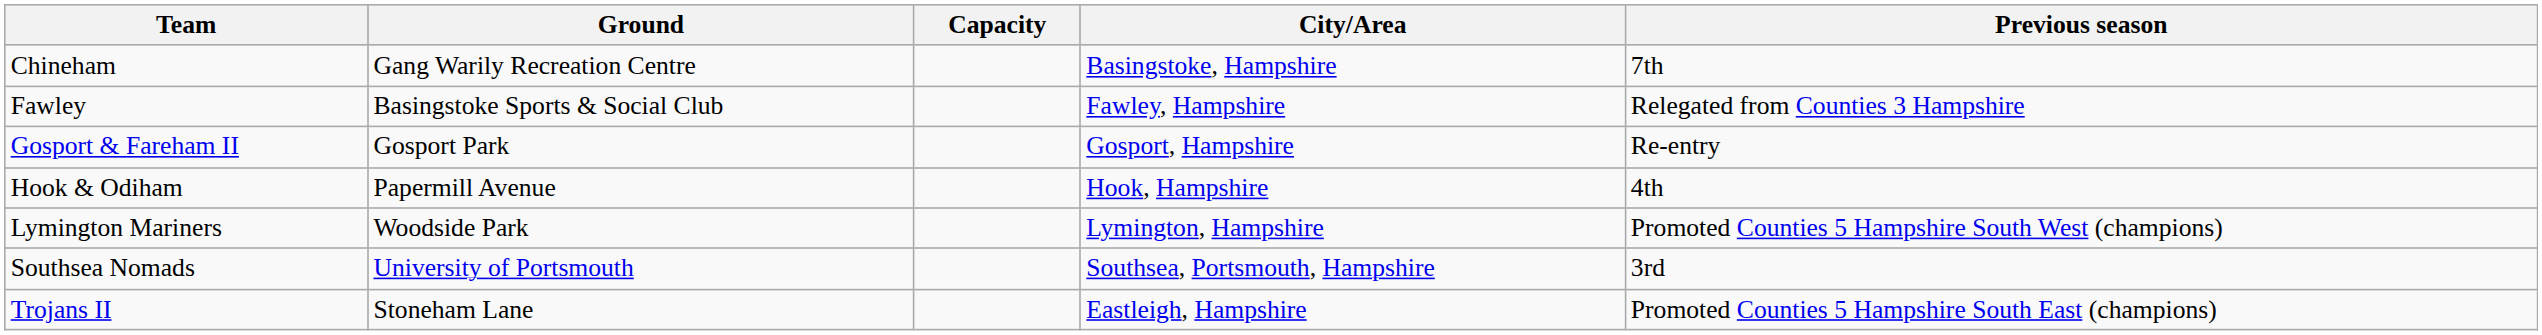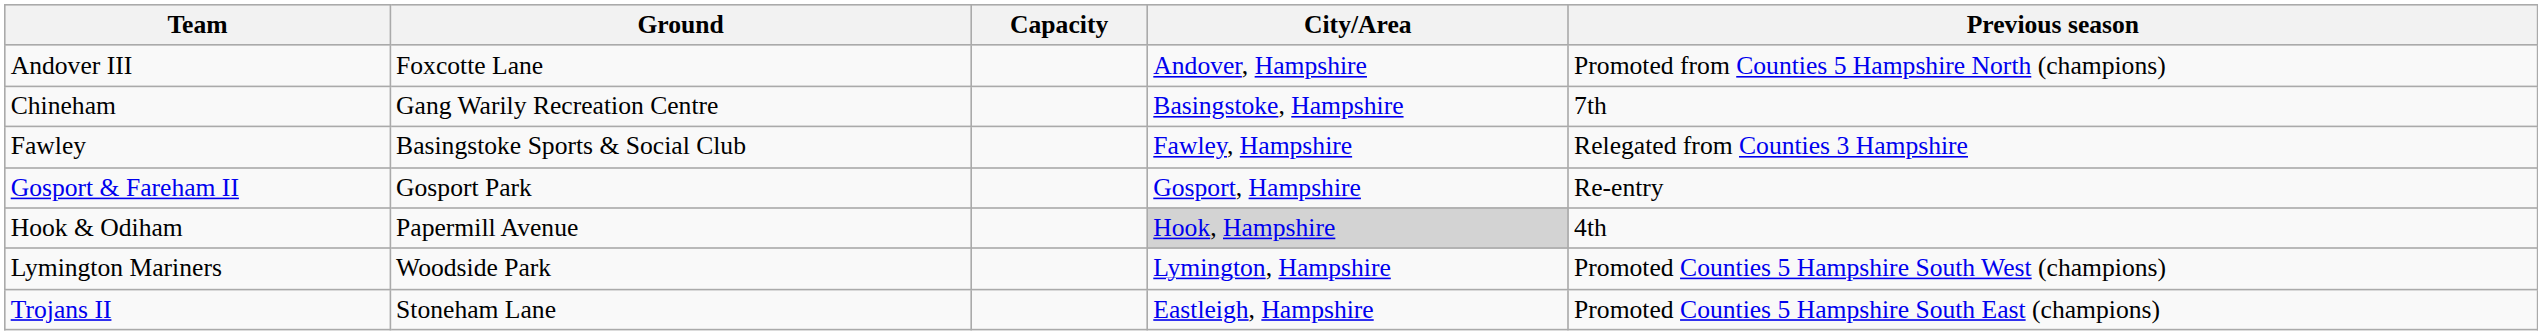+ row: (71, 65)
(1177, 187) no background -> (1244, 227) lightgrey background
- row: (103, 268)
